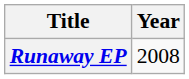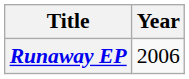(158, 55) 2008 -> (158, 55) 2006
